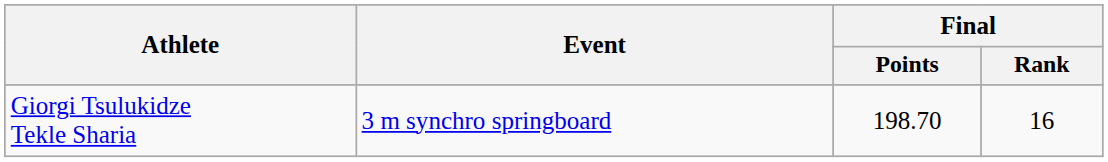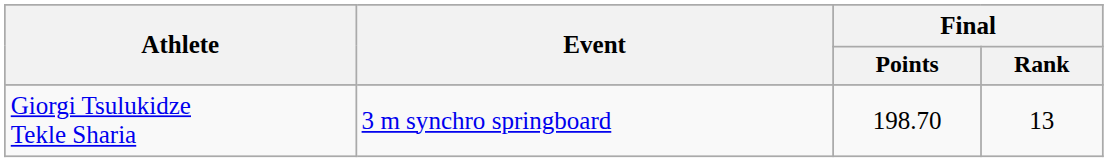(1042, 120) 16 -> (1042, 120) 13
